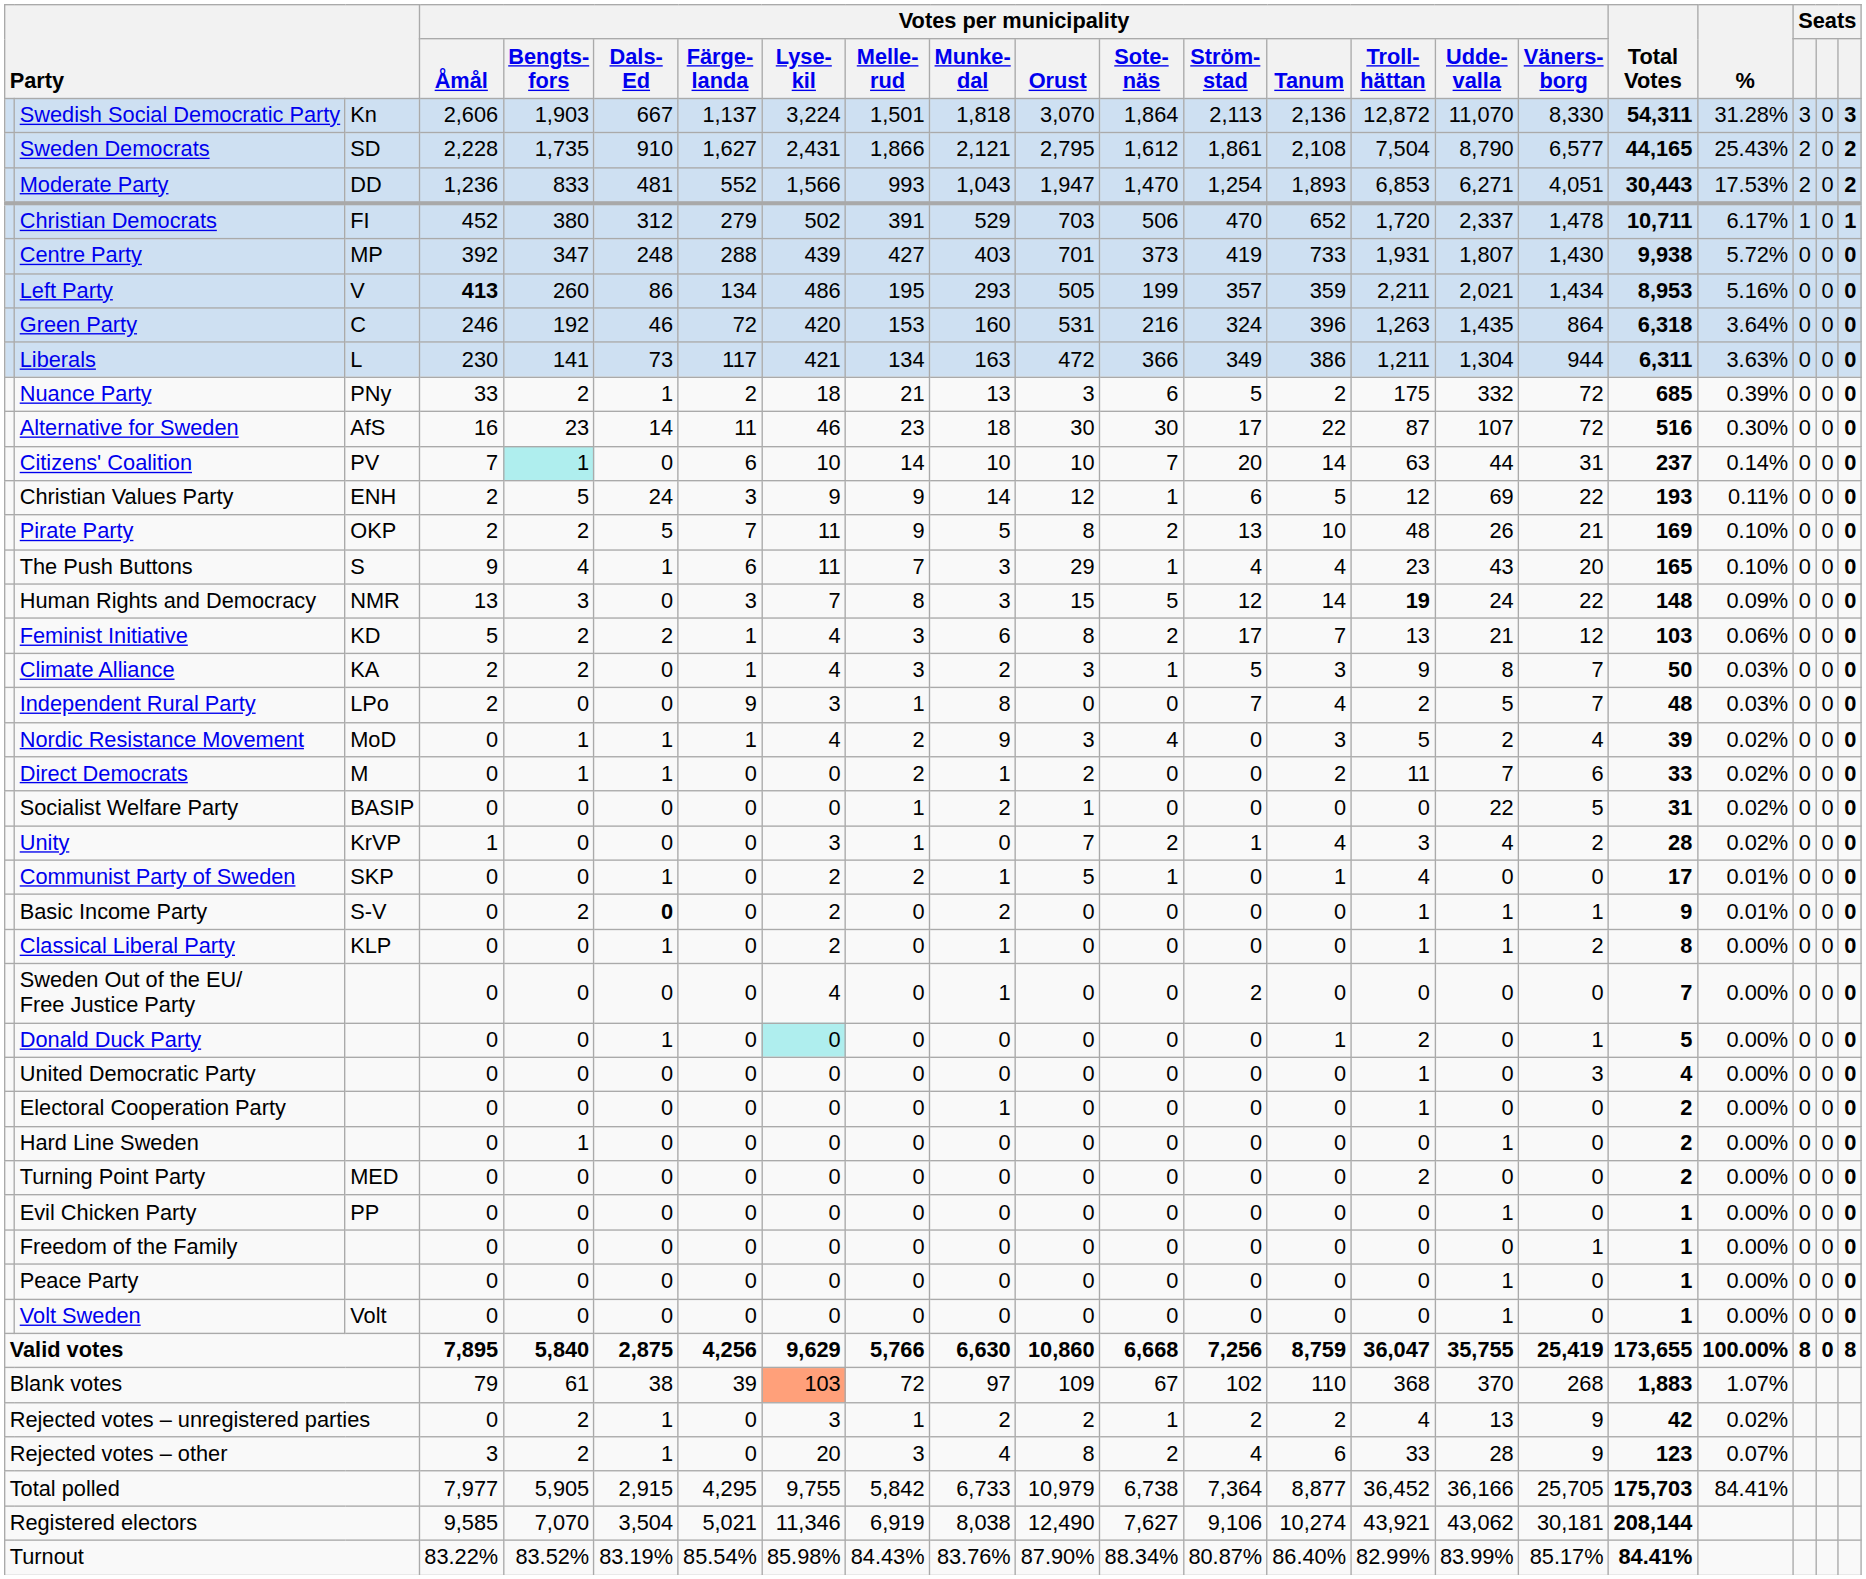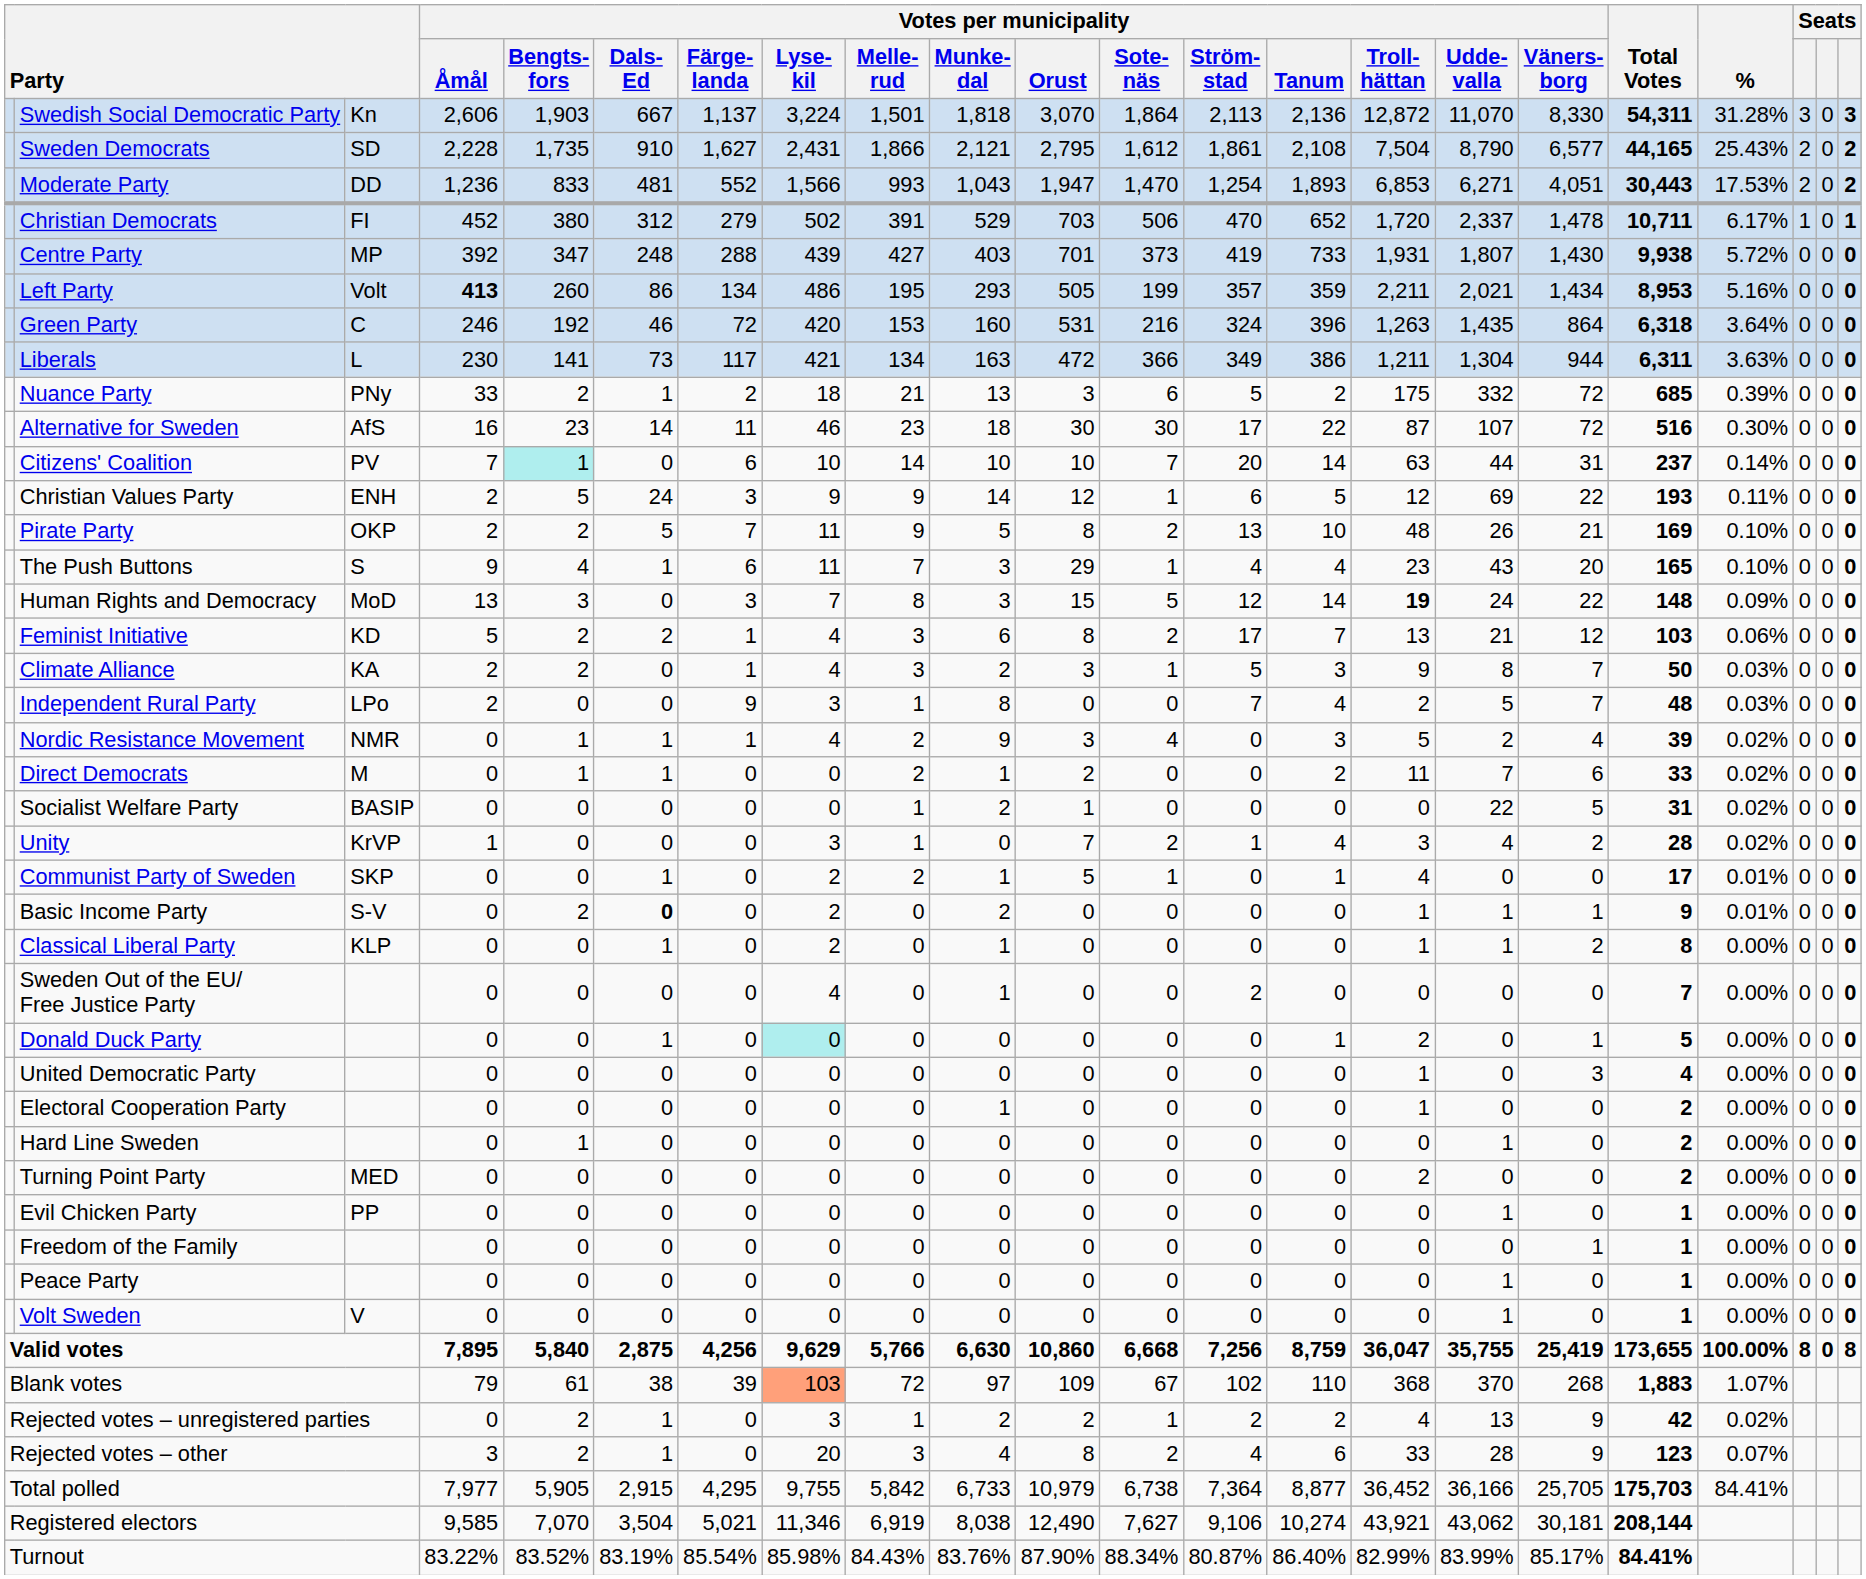(357, 290) V -> (368, 290) Volt
(375, 601) NMR -> (373, 601) MoD
(373, 739) MoD -> (375, 739) NMR
(368, 1315) Volt -> (357, 1315) V
